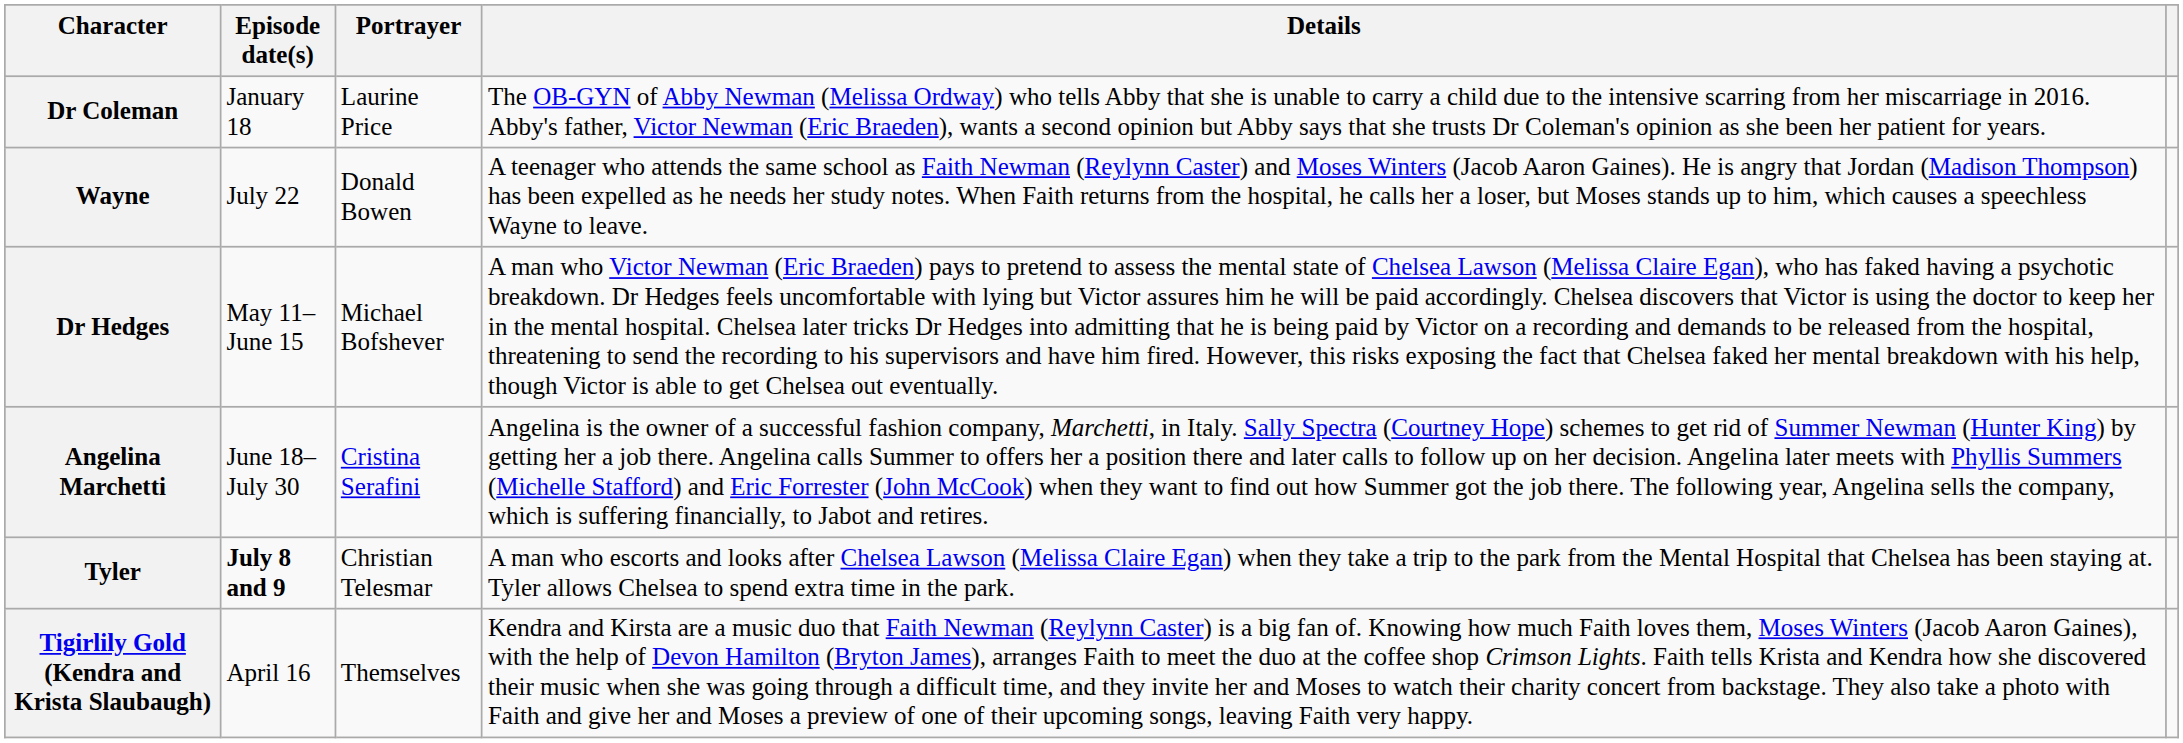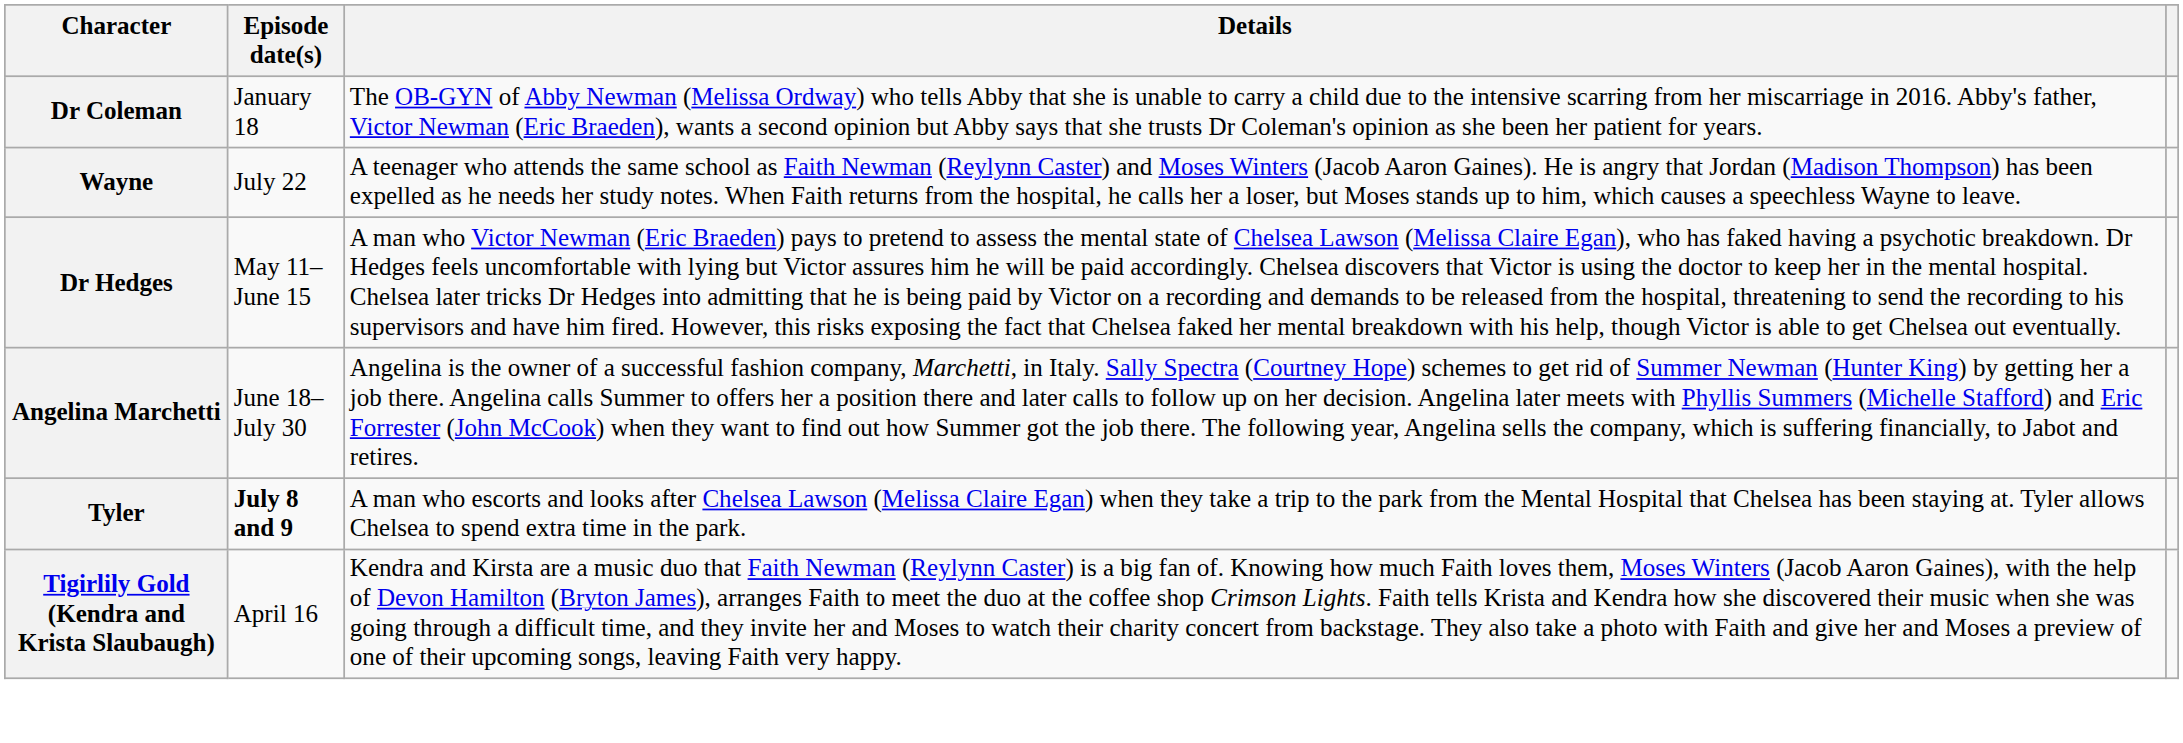- column: (409, 25)
